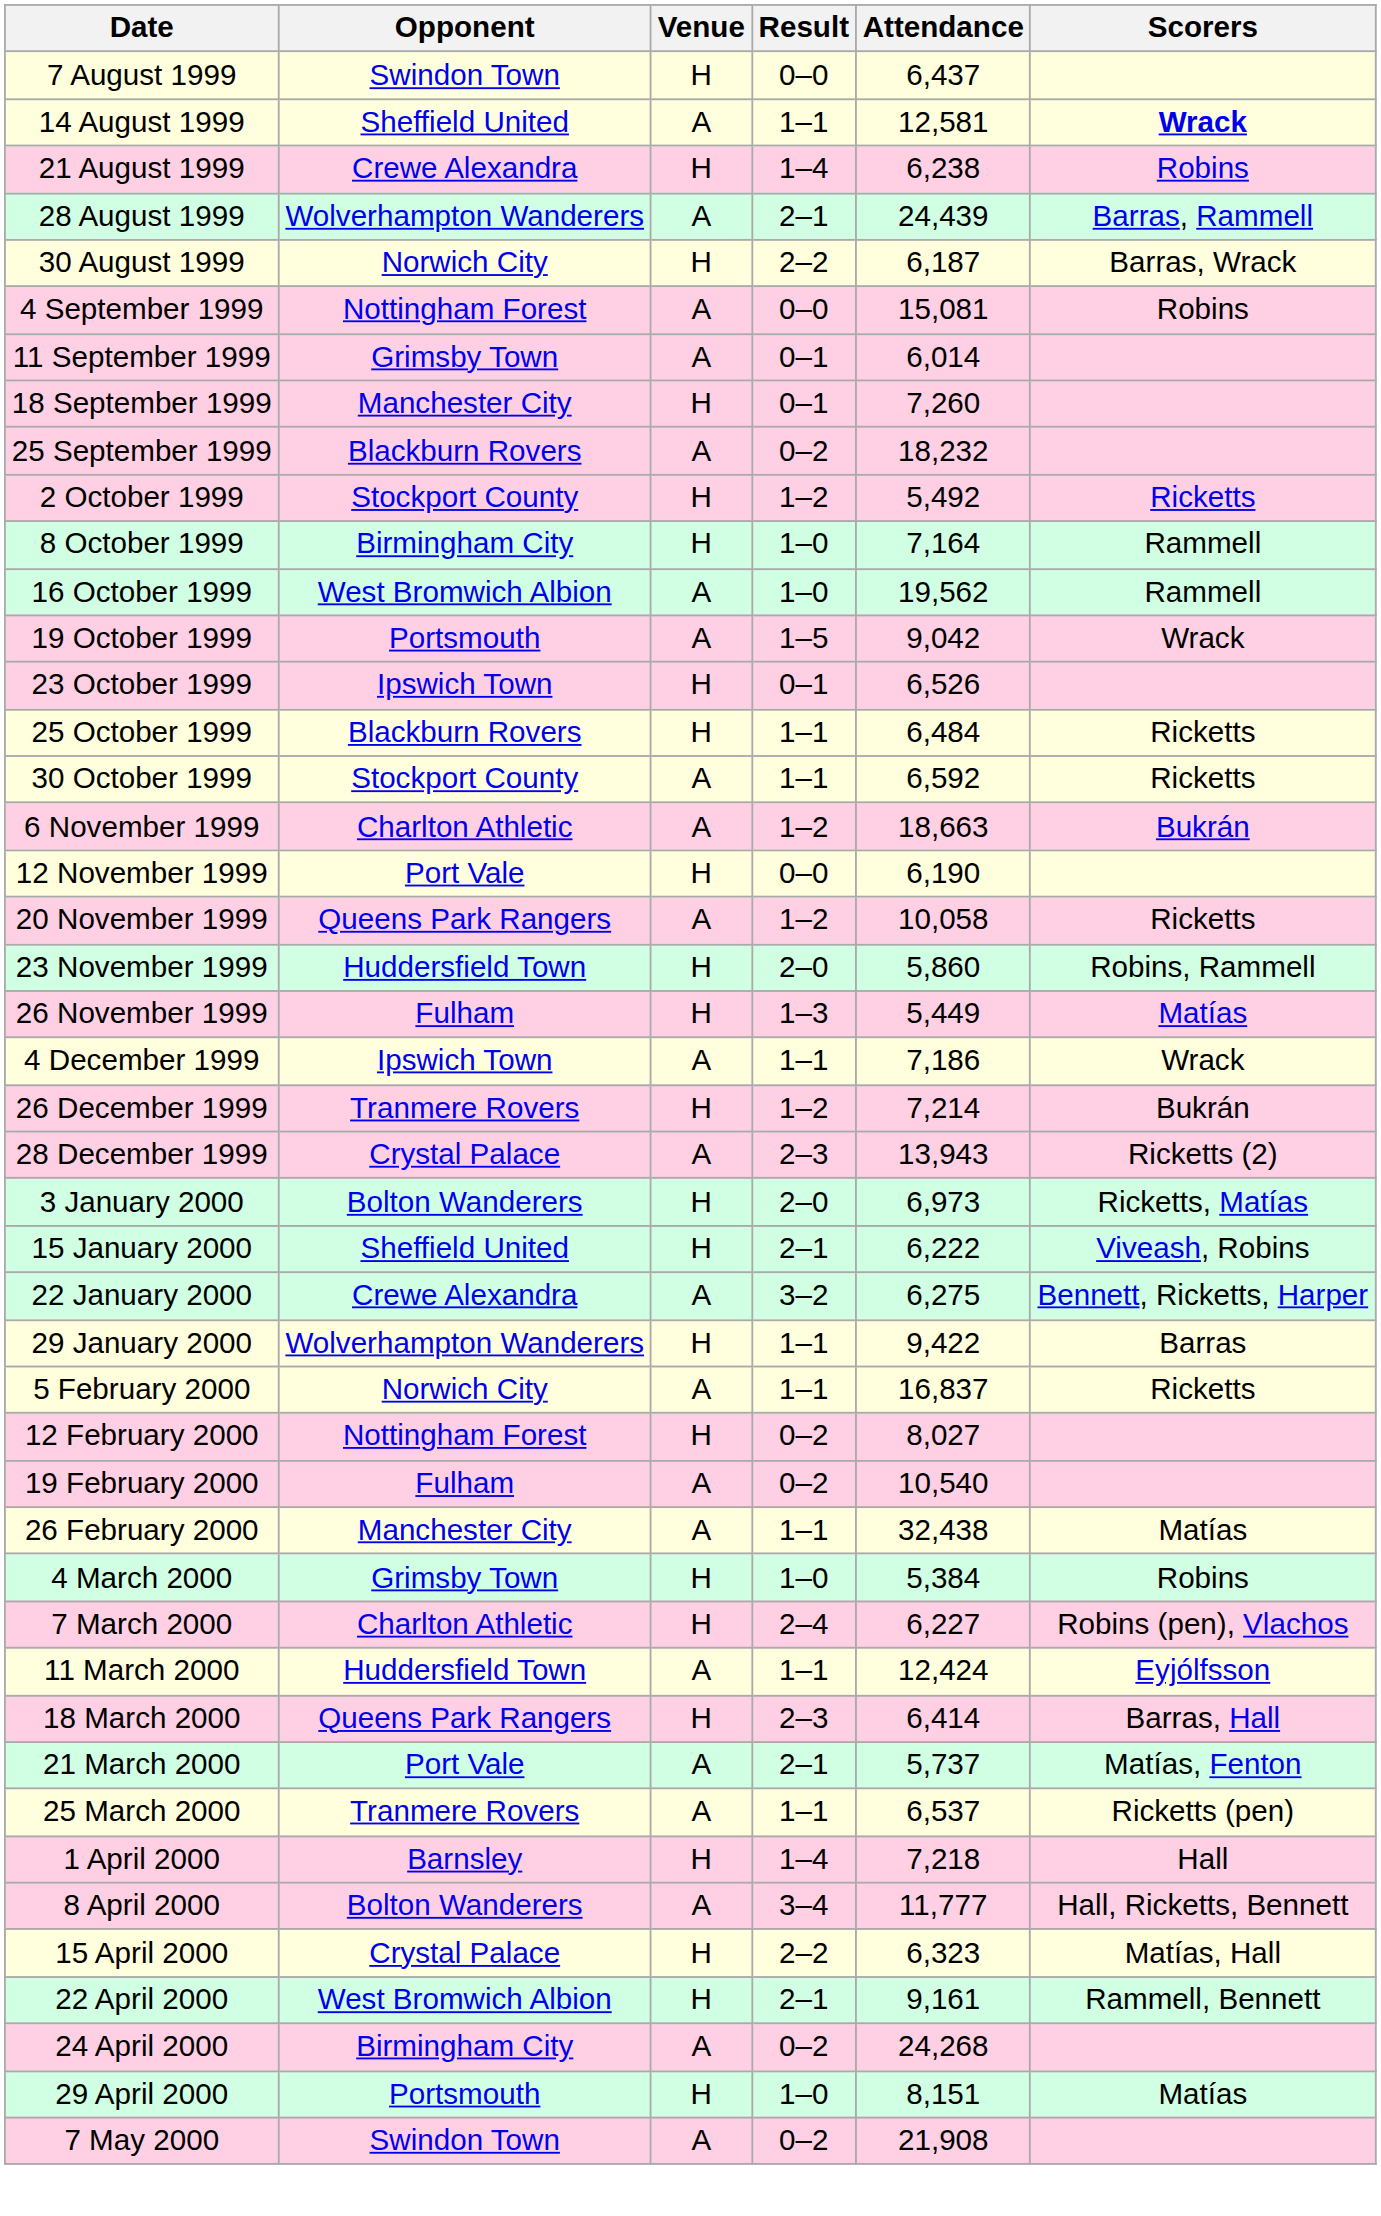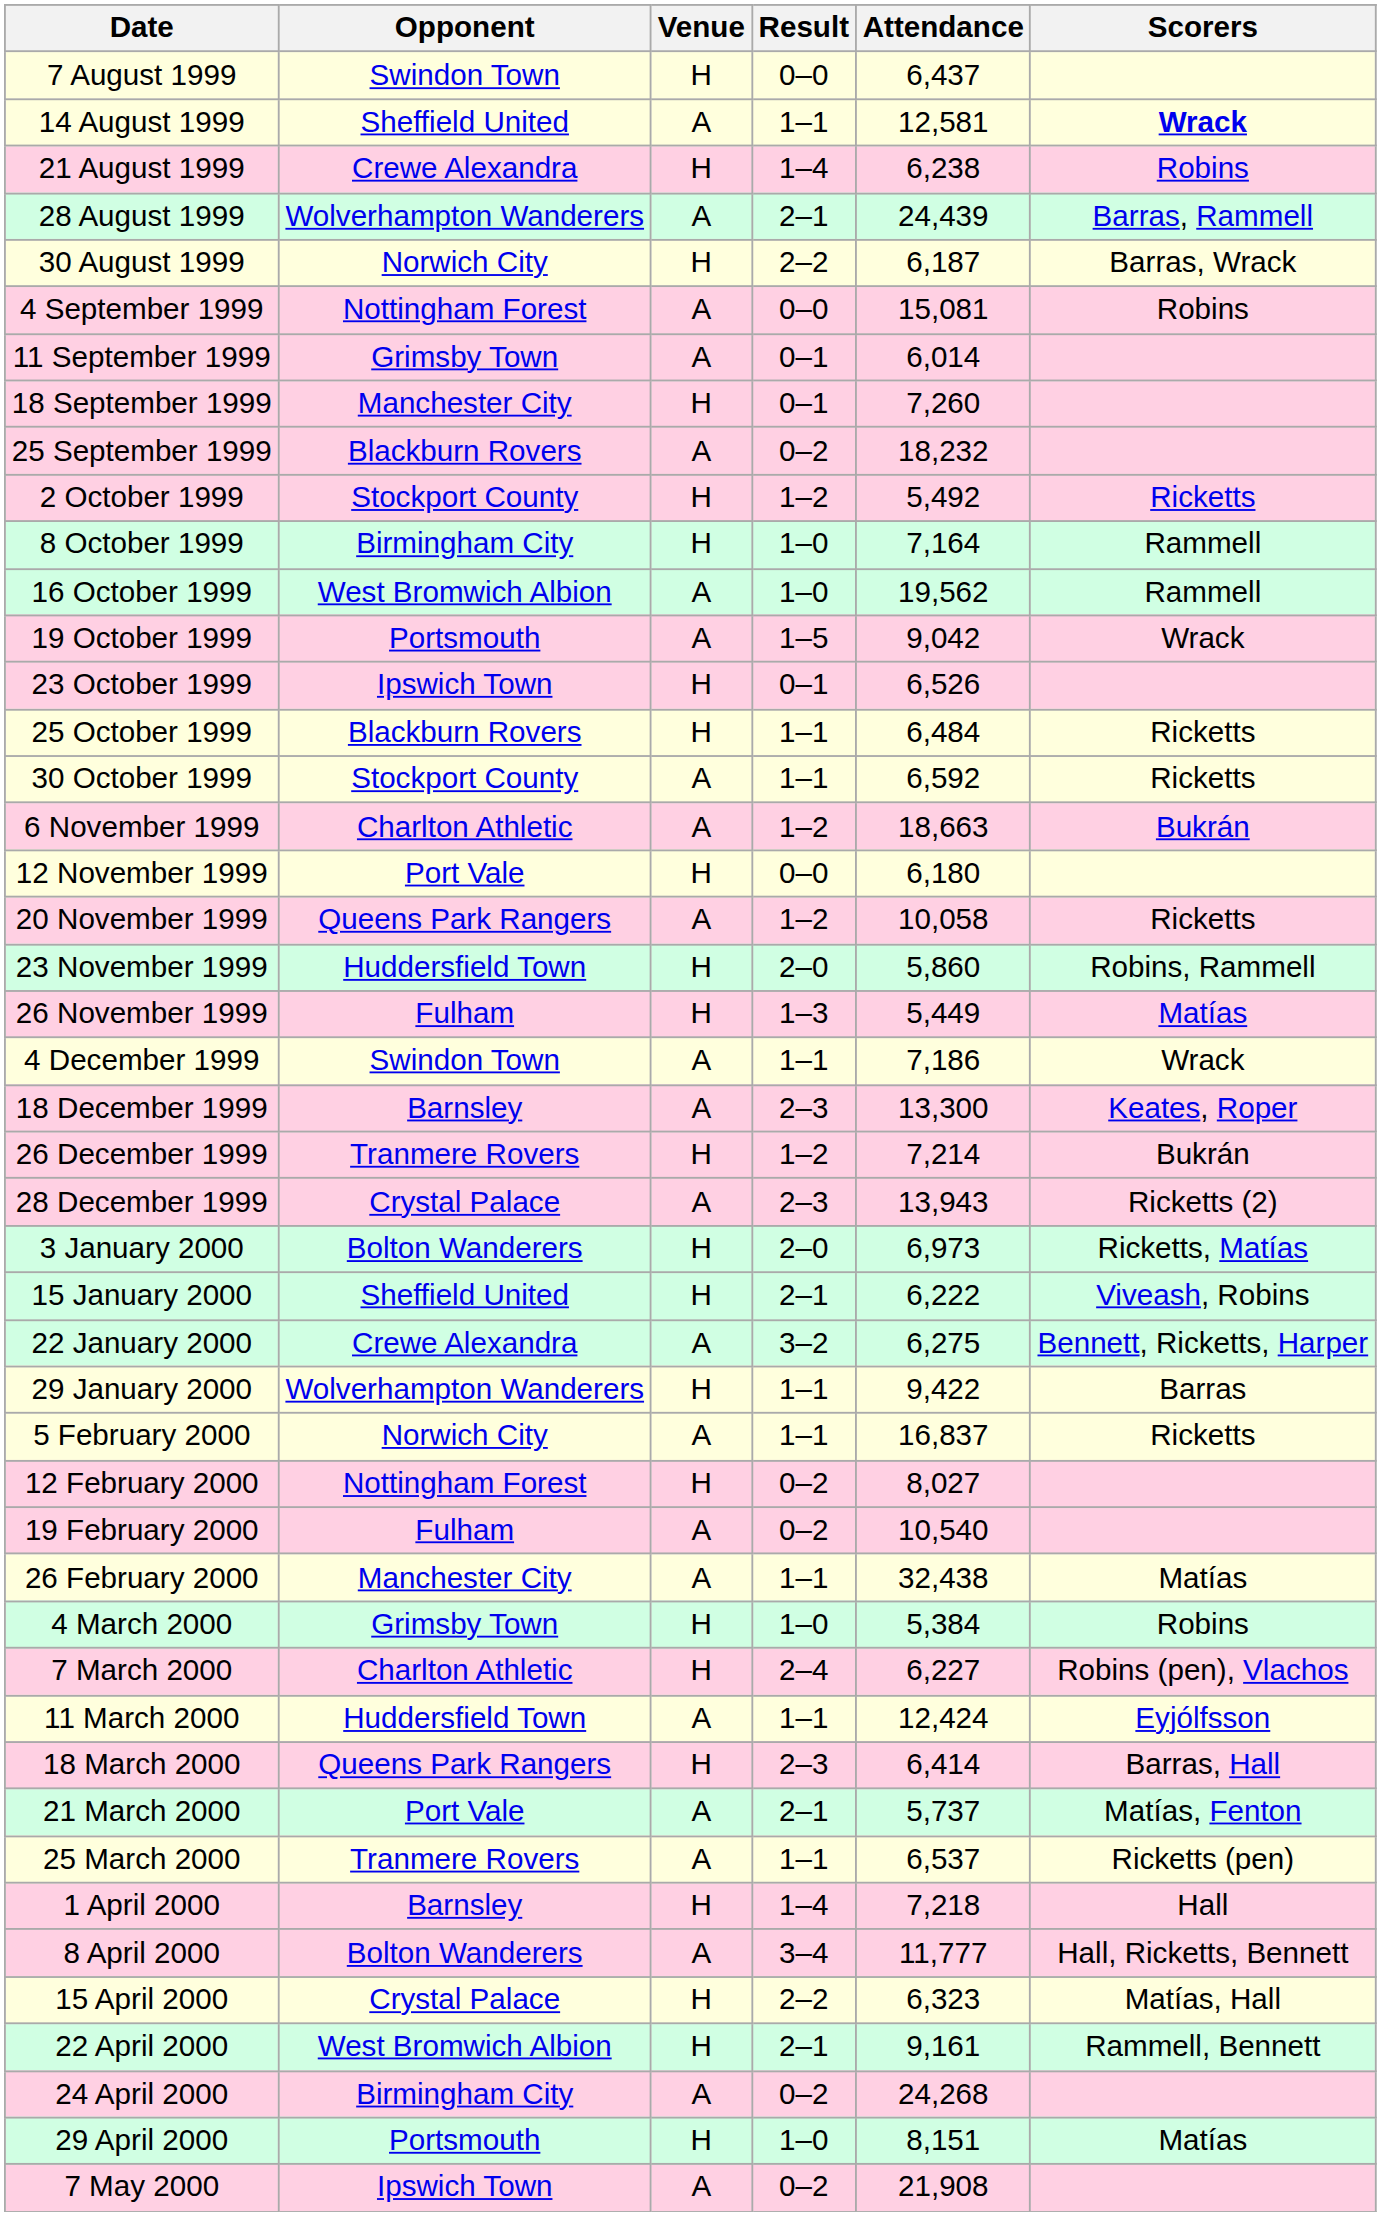(943, 872) 6,190 -> (943, 872) 6,180
(465, 1060) Ipswich Town -> (465, 1060) Swindon Town
+ row: (142, 1107)
(465, 2140) Swindon Town -> (465, 2187) Ipswich Town
